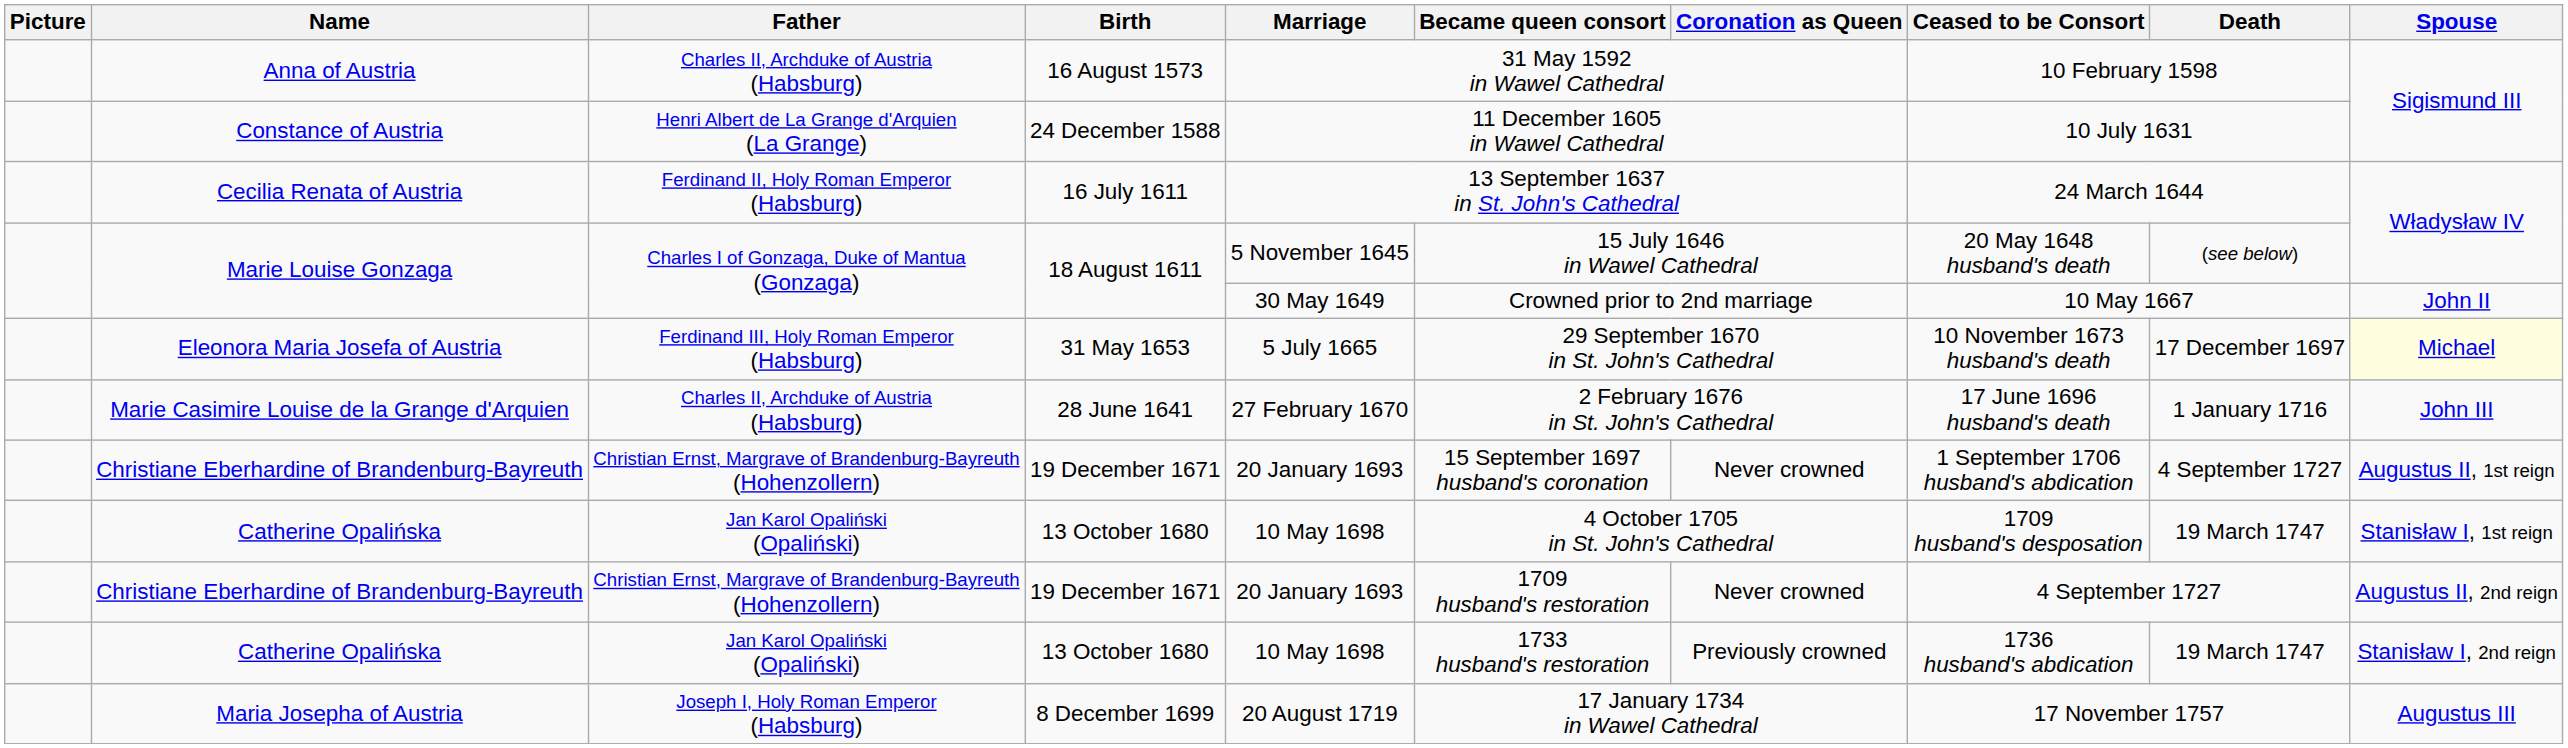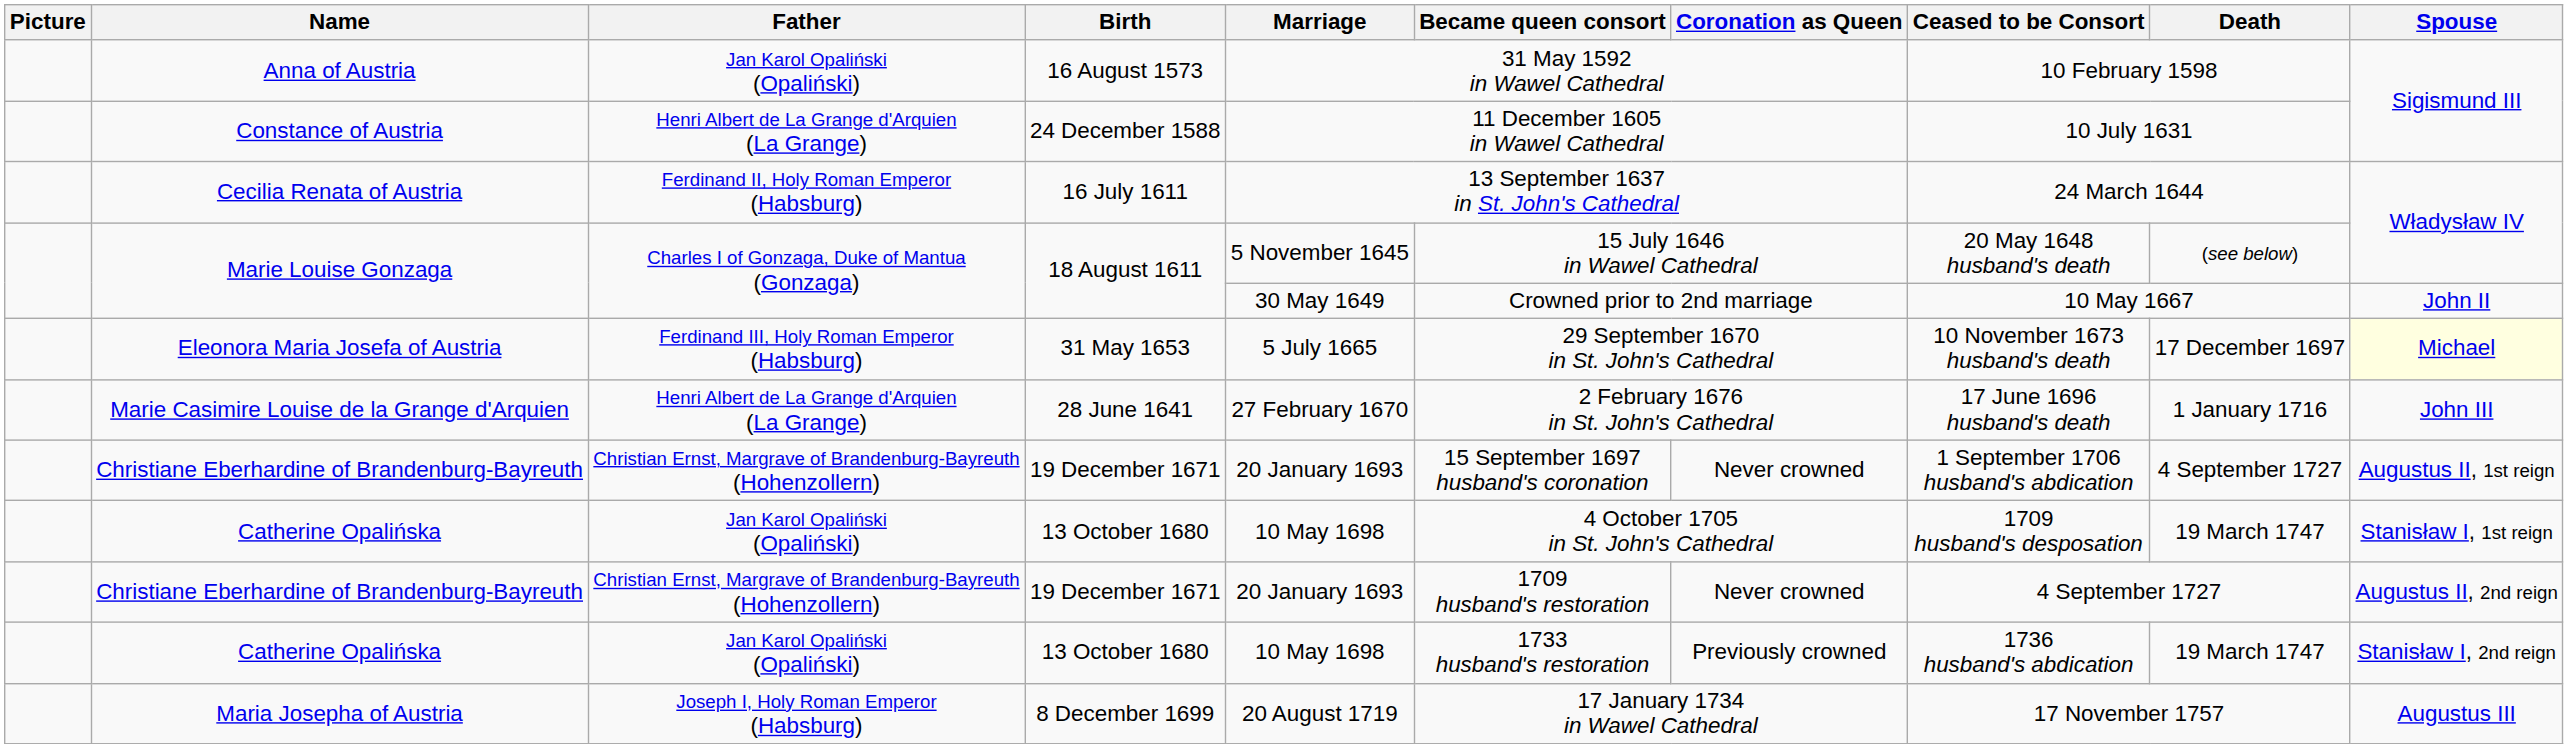(806, 71) Charles II, Archduke of Austria (Habsburg) -> (806, 71) Jan Karol Opaliński (Opaliński)
(806, 410) Charles II, Archduke of Austria (Habsburg) -> (806, 410) Henri Albert de La Grange d'Arquien (La Grange)
